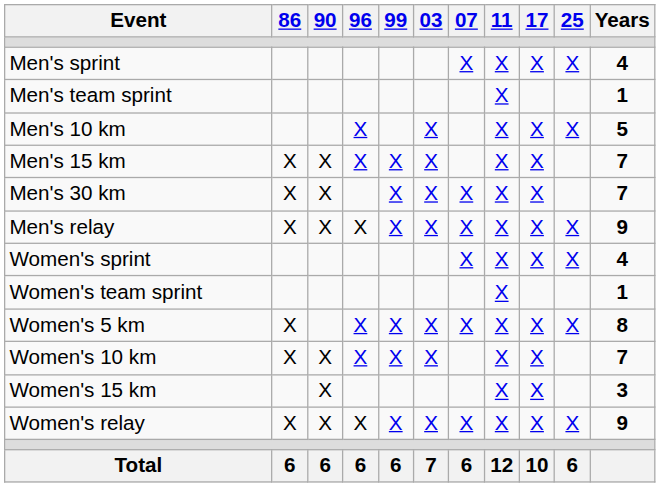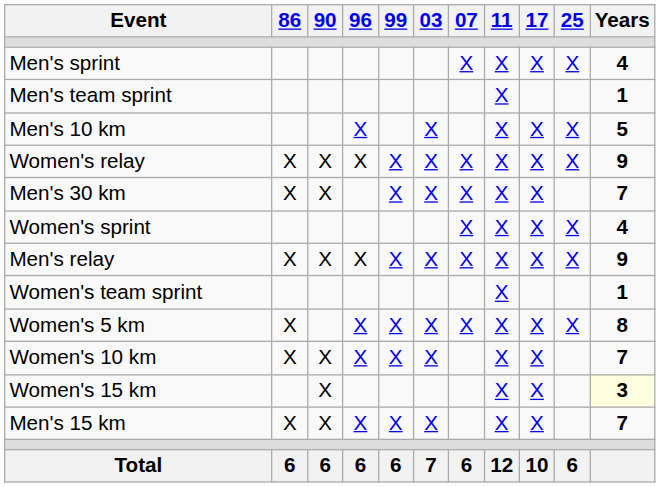rows swapped: (68, 161) <-> (77, 423)
rows swapped: (62, 226) <-> (80, 259)
(622, 390) no background -> (622, 390) lightyellow background
